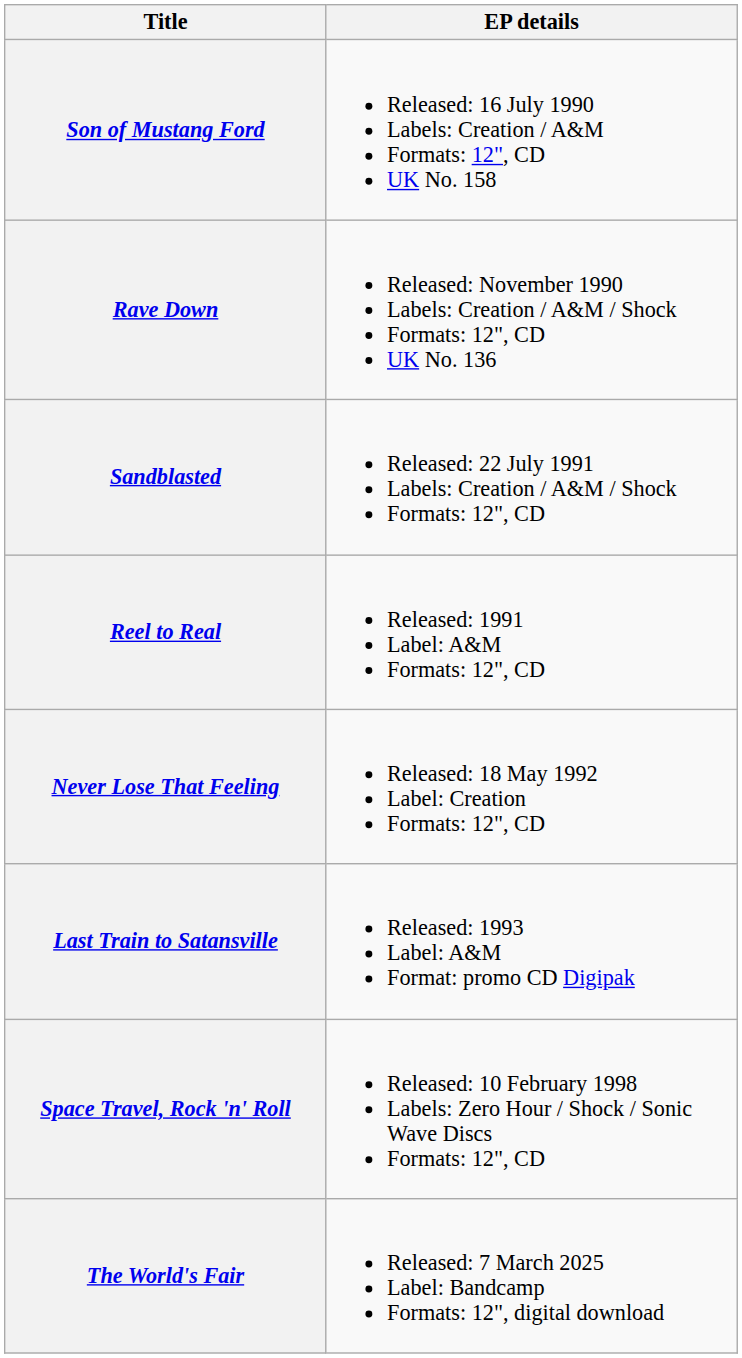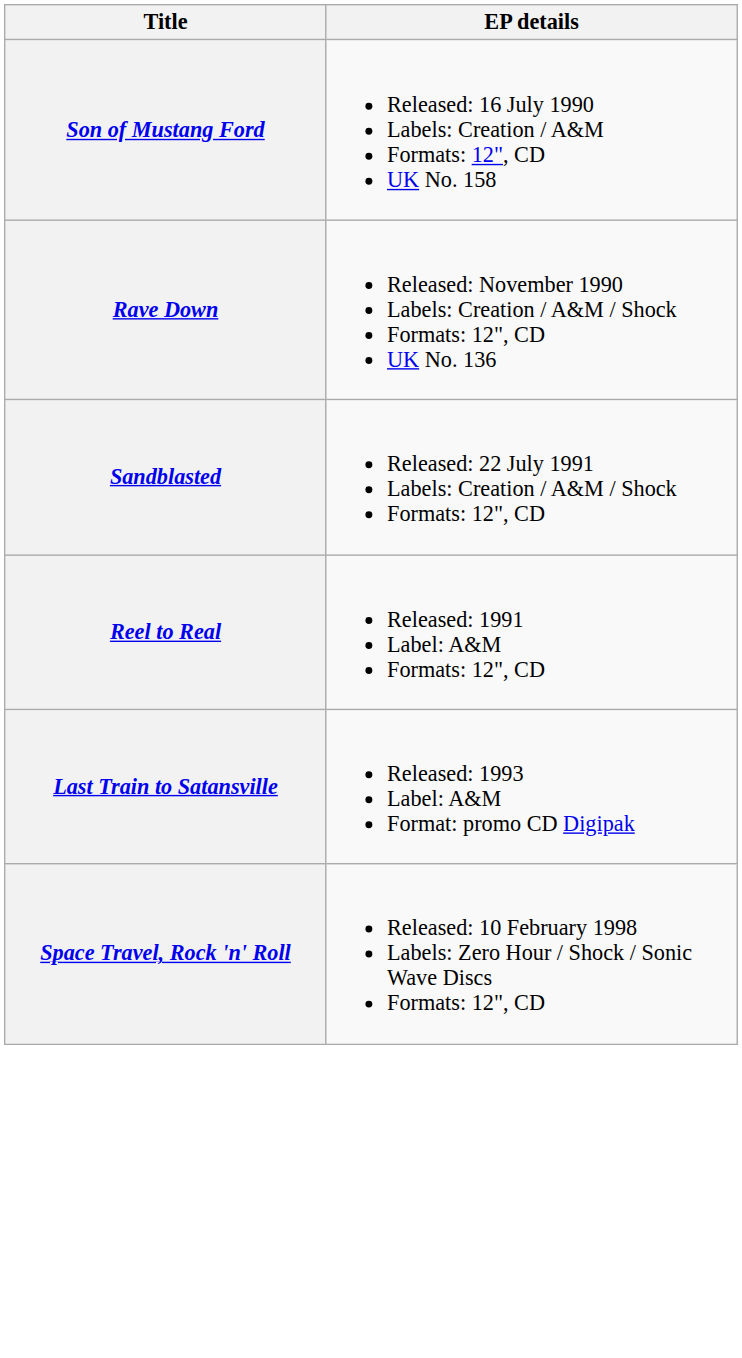- row: (166, 786)
- row: (166, 1275)
